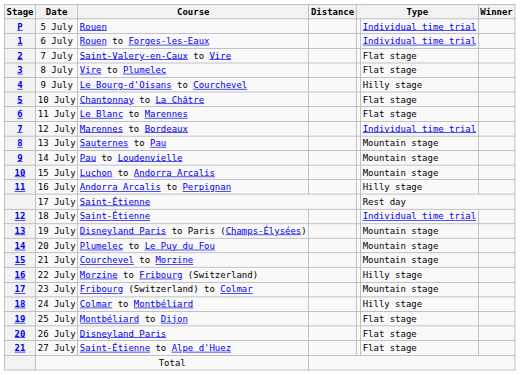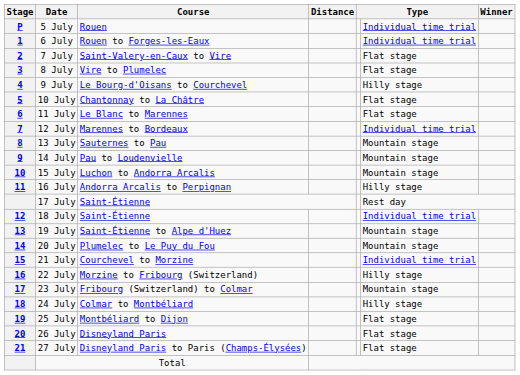(193, 231) Disneyland Paris to Paris (Champs-Élysées) -> (155, 231) Saint-Étienne to Alpe d'Huez
(400, 260) Mountain stage -> (419, 260) Individual time trial
(155, 348) Saint-Étienne to Alpe d'Huez -> (193, 348) Disneyland Paris to Paris (Champs-Élysées)
